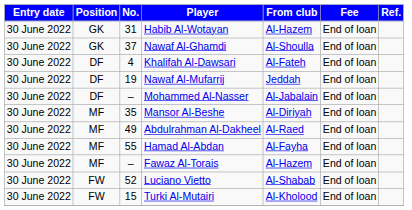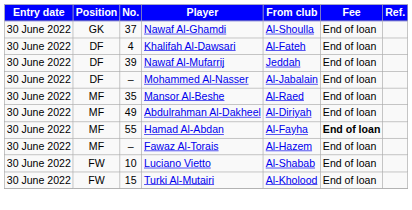- row: (186, 29)
(131, 79) 19 -> (131, 63) 39
(289, 113) Al-Diriyah -> (285, 96) Al-Raed
(285, 130) Al-Raed -> (289, 113) Al-Diriyah
(350, 146) normal -> (352, 130) bold
(131, 180) 52 -> (131, 163) 10
